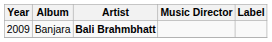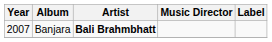(18, 29) 2009 -> (18, 29) 2007
